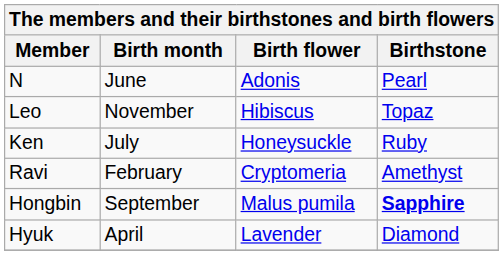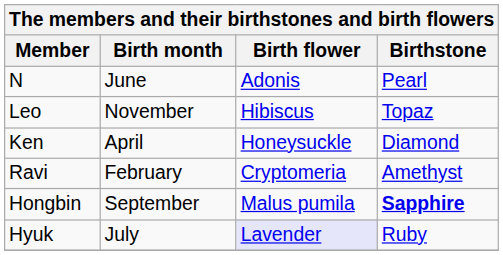(122, 142) July -> (124, 142) April
(404, 142) Ruby -> (421, 142) Diamond
(124, 234) April -> (122, 234) July
(281, 234) no background -> (281, 234) lavender background
(421, 234) Diamond -> (404, 234) Ruby
